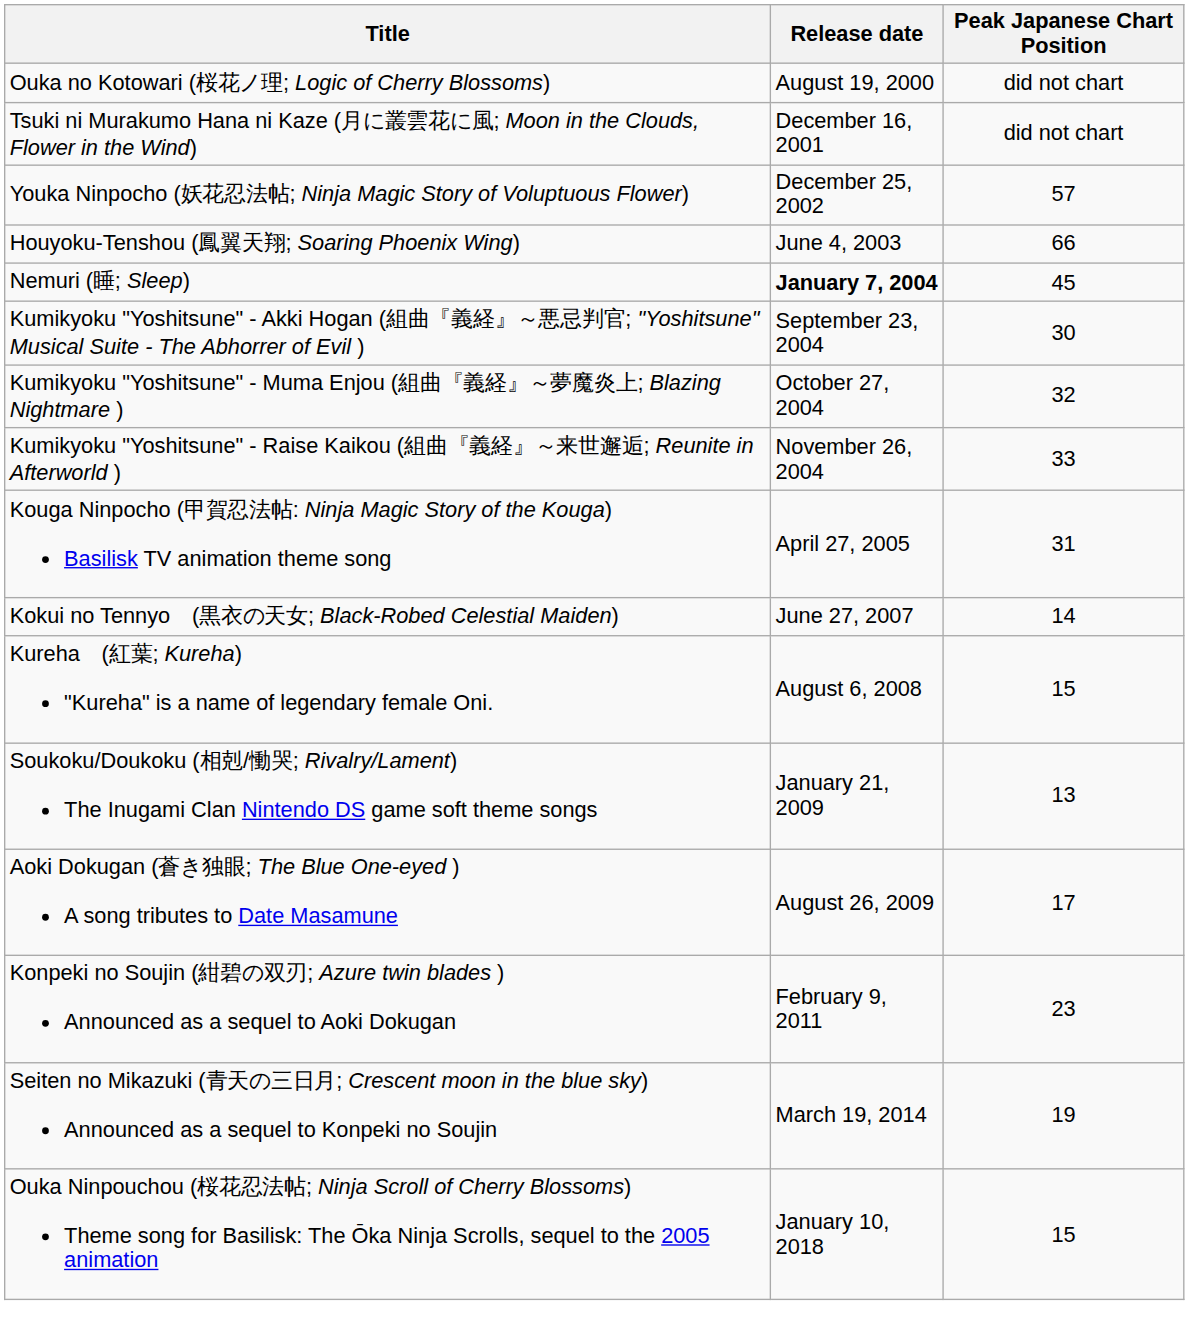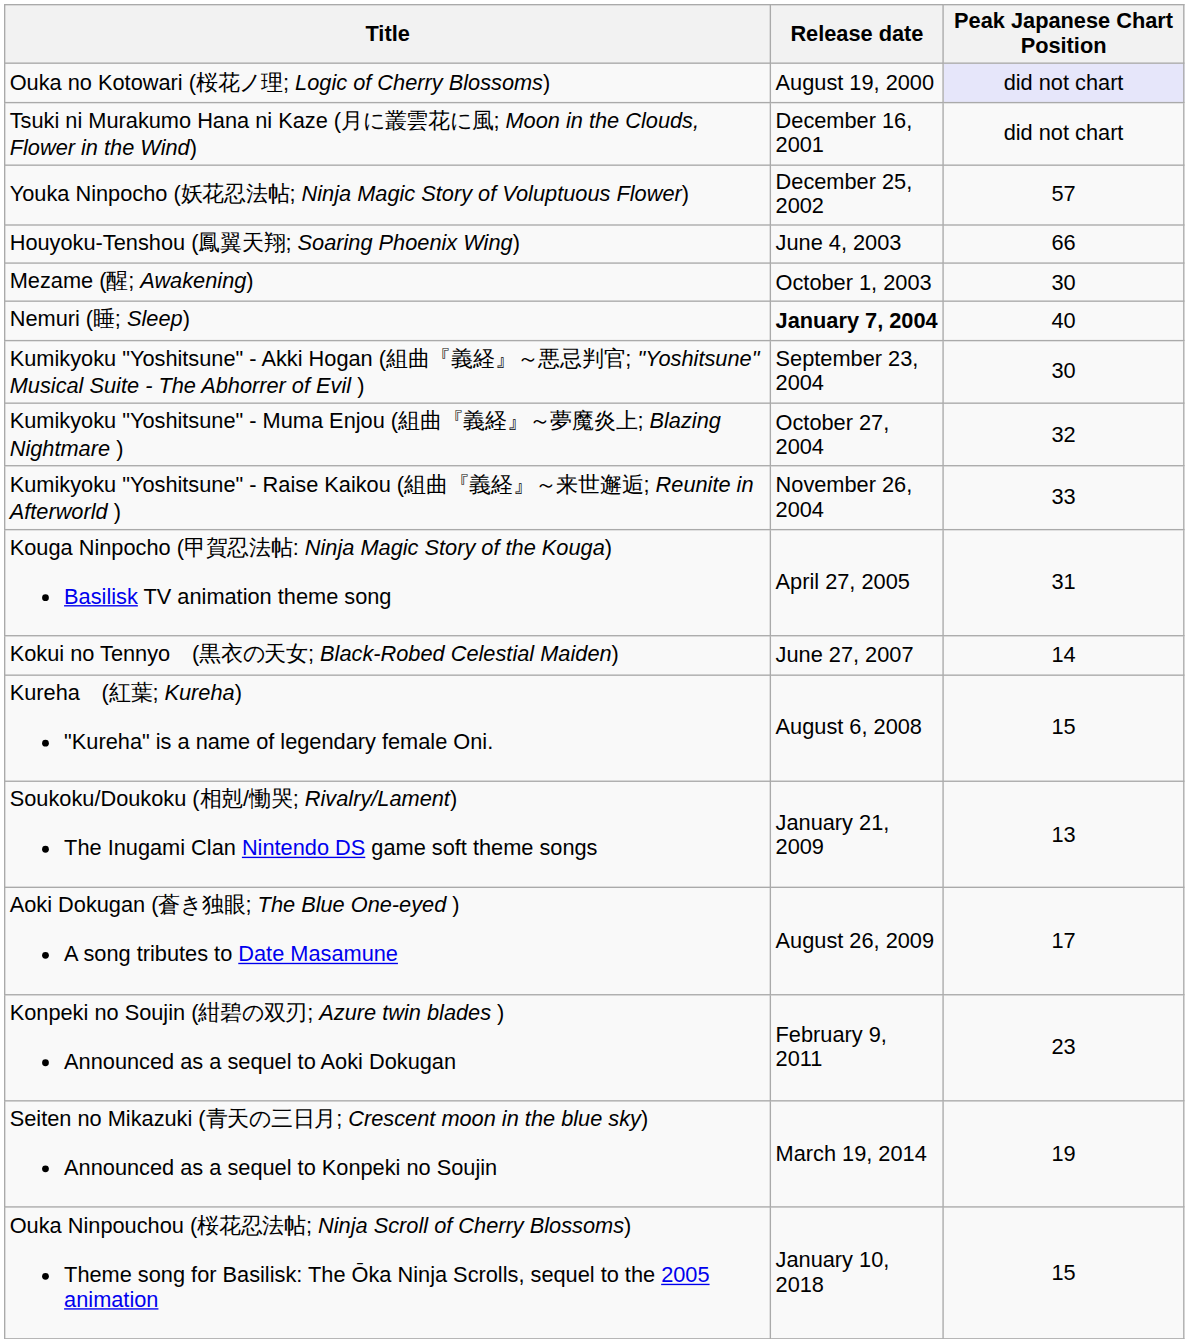(1064, 82) no background -> (1064, 82) lavender background
+ row: (132, 281)
(1064, 282) 45 -> (1064, 320) 40
